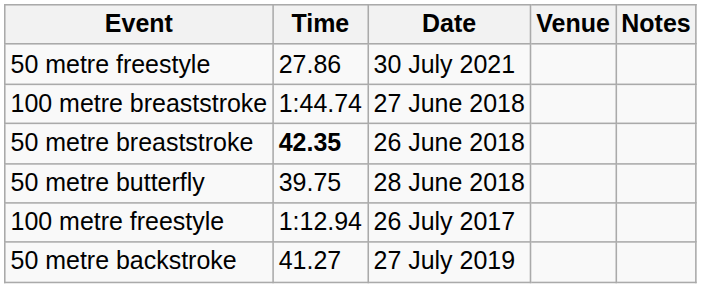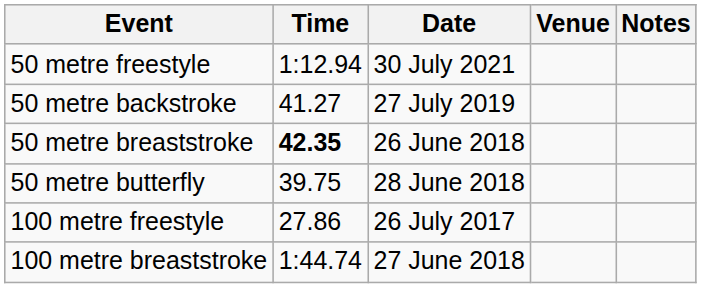(310, 63) 27.86 -> (320, 63) 1:12.94
rows swapped: (124, 261) <-> (139, 103)
(320, 222) 1:12.94 -> (310, 222) 27.86
